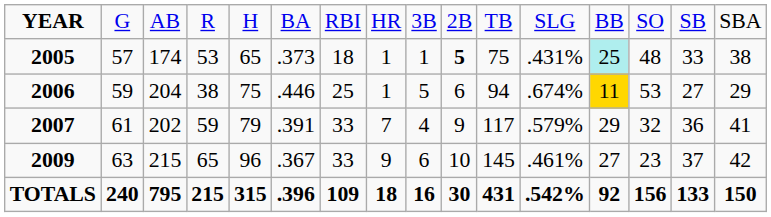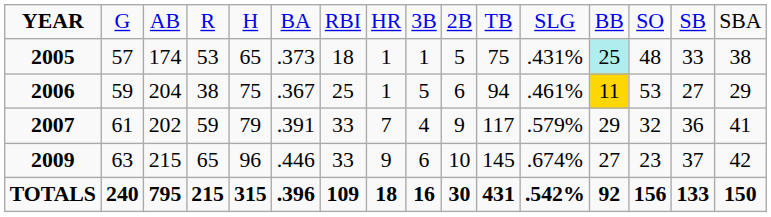(459, 56) bold -> (459, 56) normal
(296, 90) .446 -> (296, 90) .367
(555, 90) .674% -> (555, 90) .461%
(296, 159) .367 -> (296, 159) .446
(555, 159) .461% -> (555, 159) .674%
